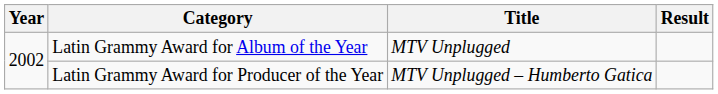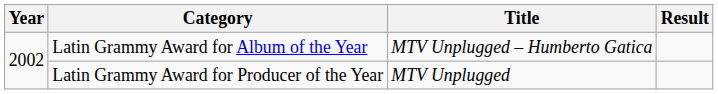(451, 46) MTV Unplugged -> (522, 46) MTV Unplugged – Humberto Gatica
(522, 74) MTV Unplugged – Humberto Gatica -> (451, 74) MTV Unplugged
